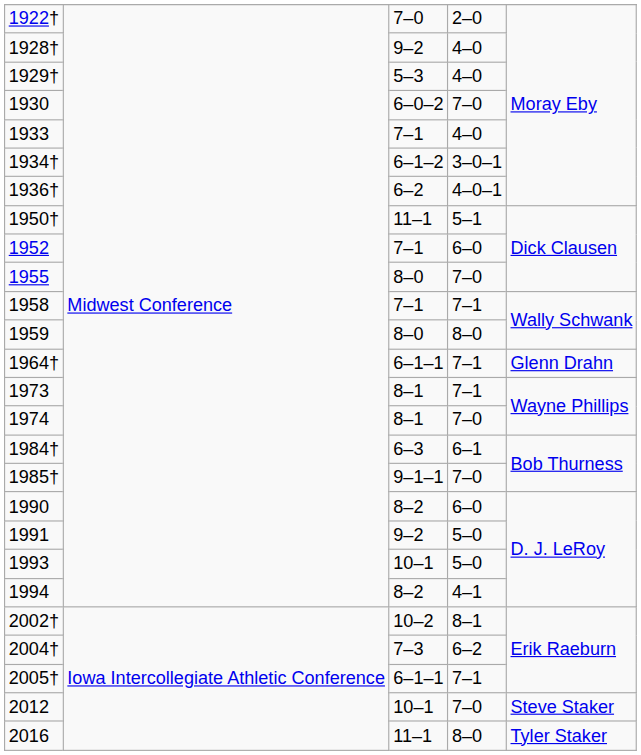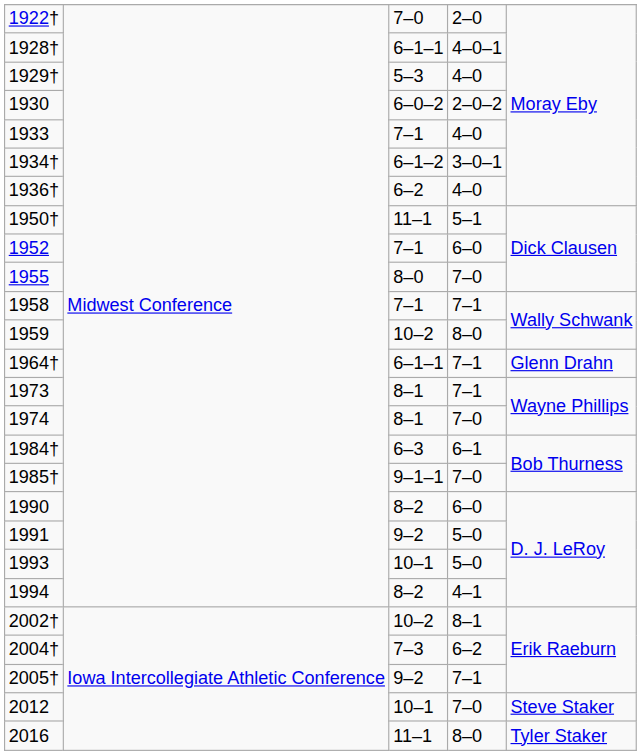(408, 47) 9–2 -> (418, 47) 6–1–1
(467, 47) 4–0 -> (477, 47) 4–0–1
(467, 104) 7–0 -> (477, 104) 2–0–2
(477, 190) 4–0–1 -> (467, 190) 4–0
(408, 334) 8–0 -> (413, 334) 10–2
(418, 678) 6–1–1 -> (408, 678) 9–2
